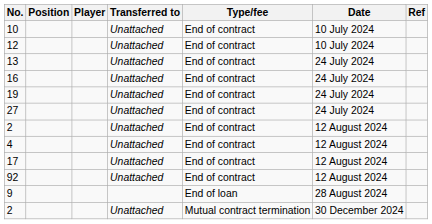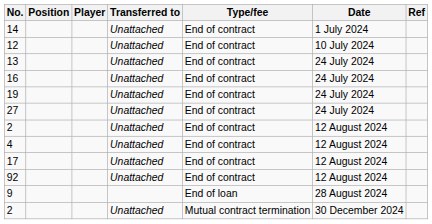+ row: (13, 29)
- row: (13, 29)
